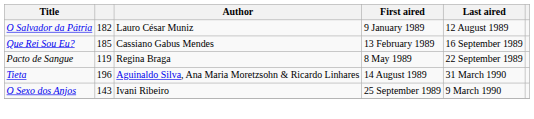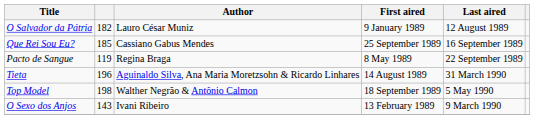(399, 43) 13 February 1989 -> (402, 43) 25 September 1989
+ row: (28, 91)
(402, 91) 25 September 1989 -> (399, 106) 13 February 1989
